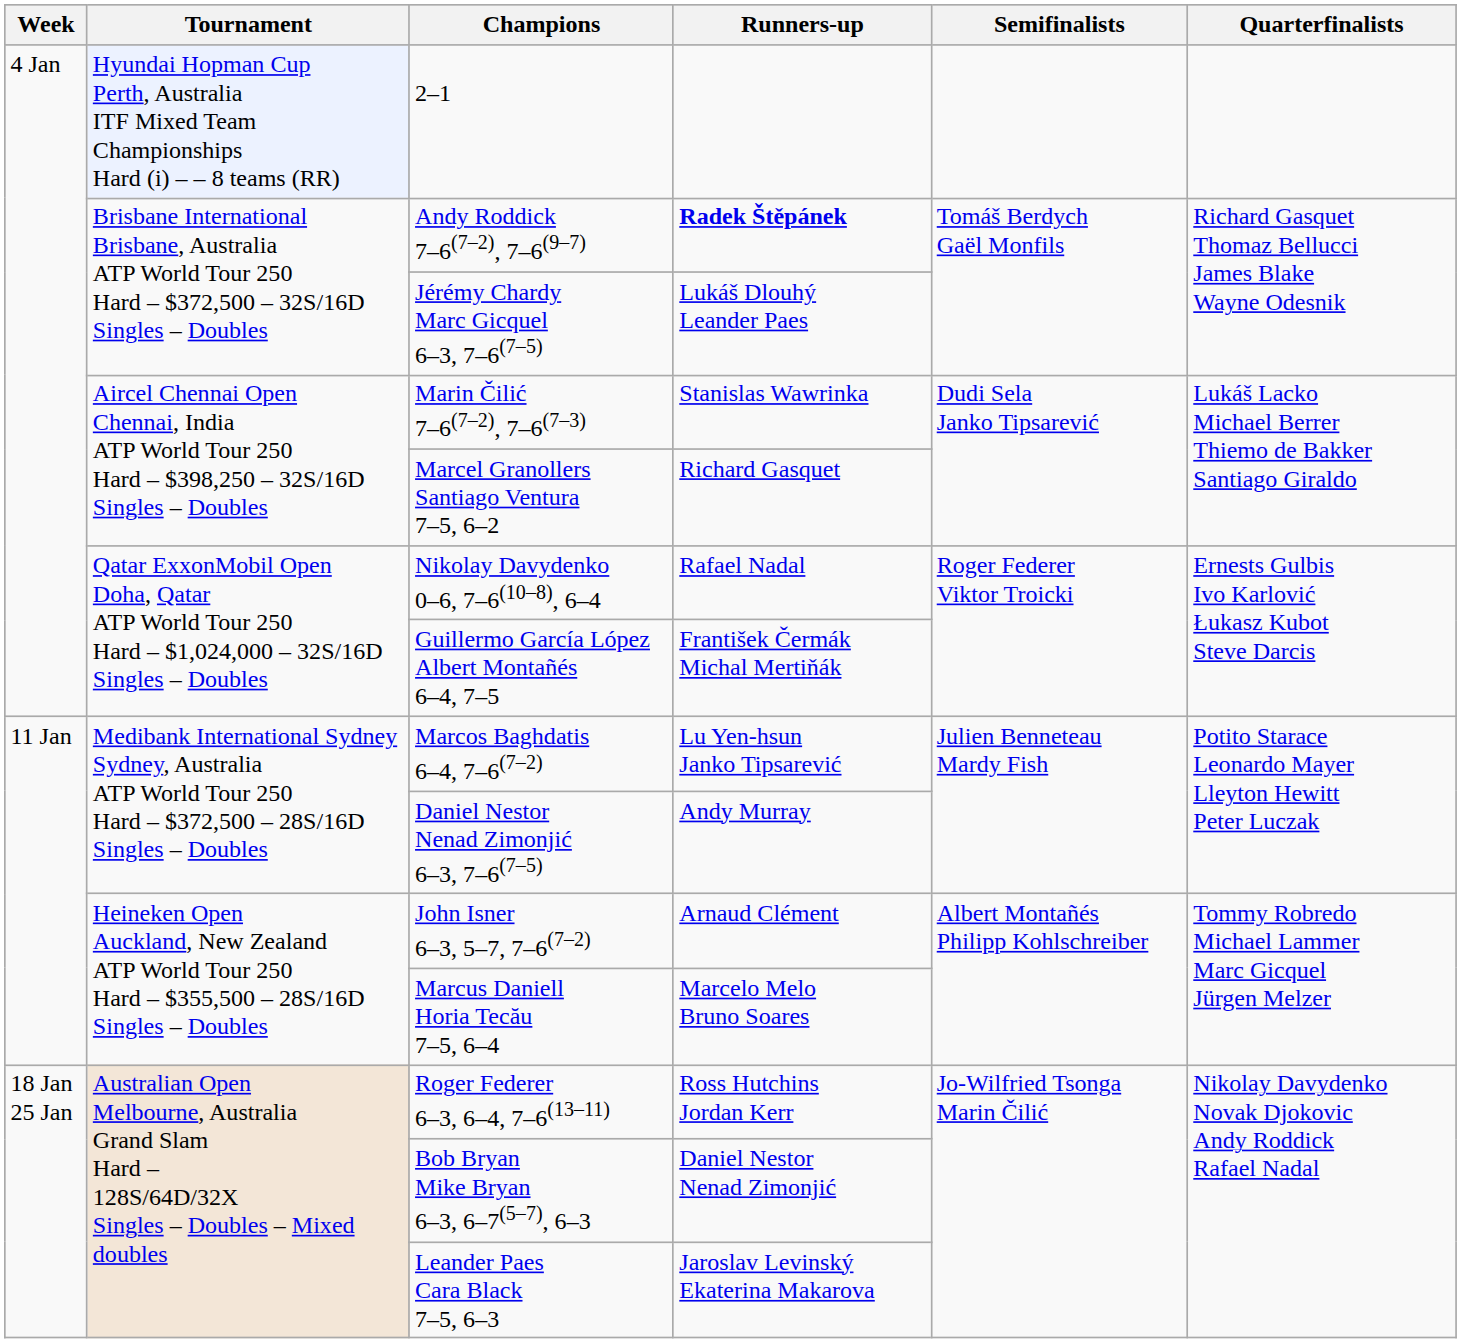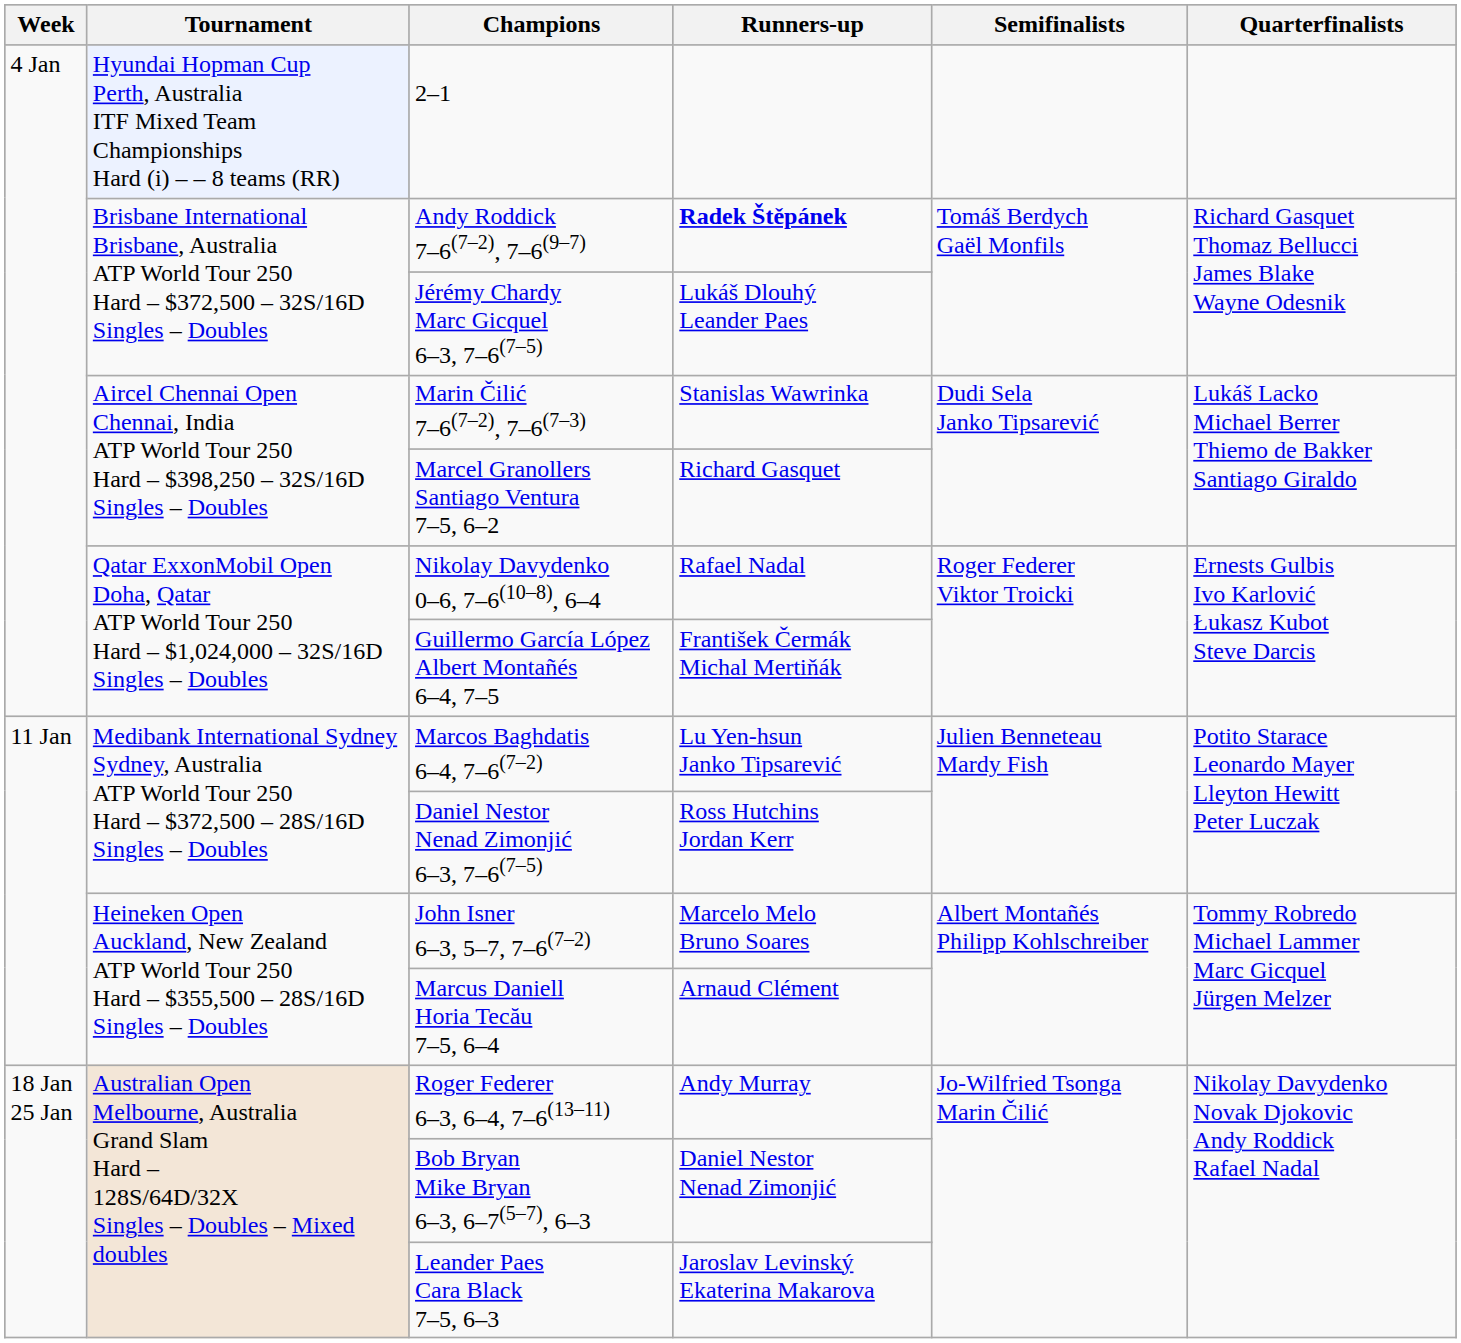(745, 810) Andy Murray -> (749, 825) Ross Hutchins Jordan Kerr
(759, 913) Arnaud Clément -> (748, 927) Marcelo Melo Bruno Soares
(748, 1002) Marcelo Melo Bruno Soares -> (759, 988) Arnaud Clément
(749, 1098) Ross Hutchins Jordan Kerr -> (745, 1084) Andy Murray
